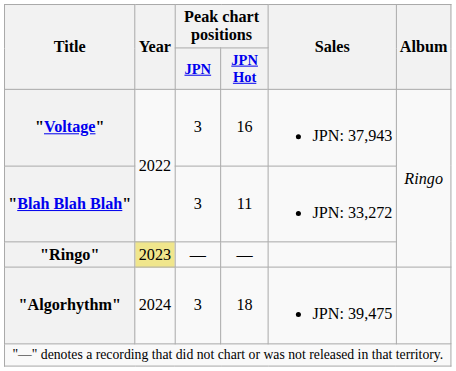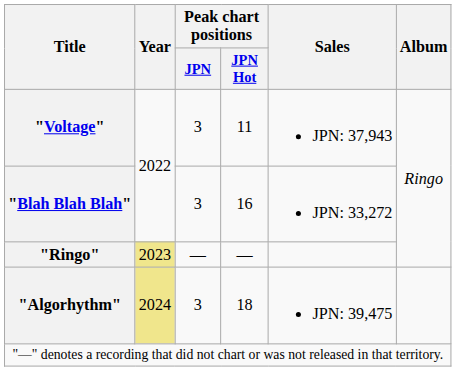(245, 127) 16 -> (245, 127) 11
(245, 203) 11 -> (245, 203) 16
(155, 305) no background -> (155, 305) khaki background
